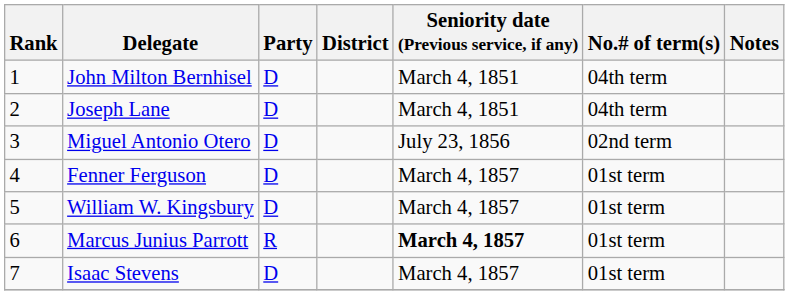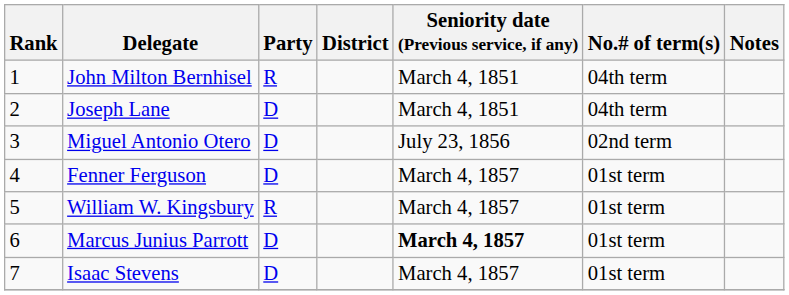(271, 76) D -> (270, 76) R
(271, 207) D -> (270, 207) R
(270, 240) R -> (271, 240) D
